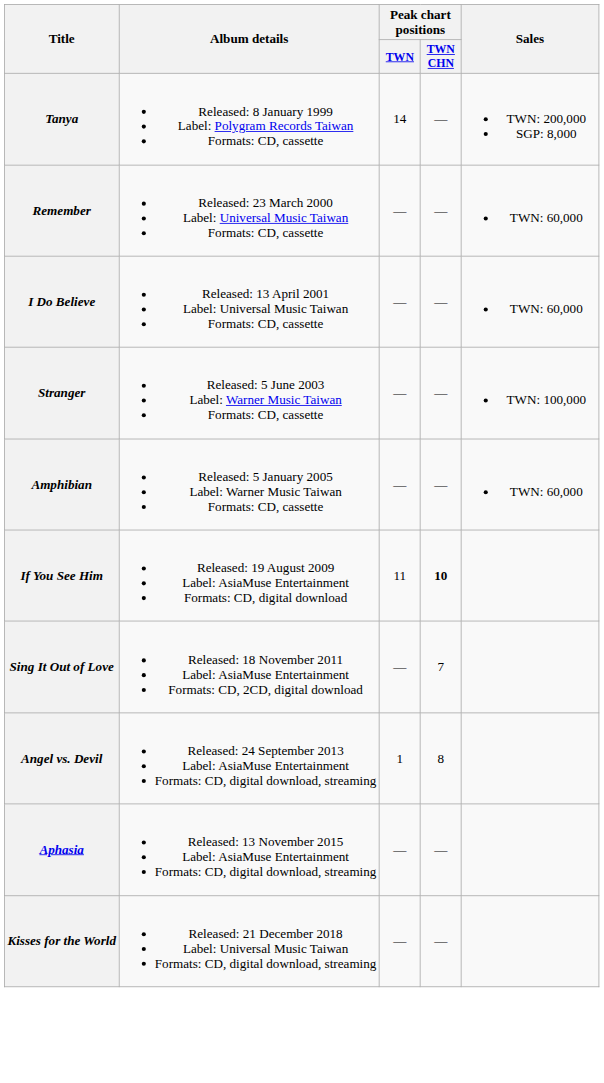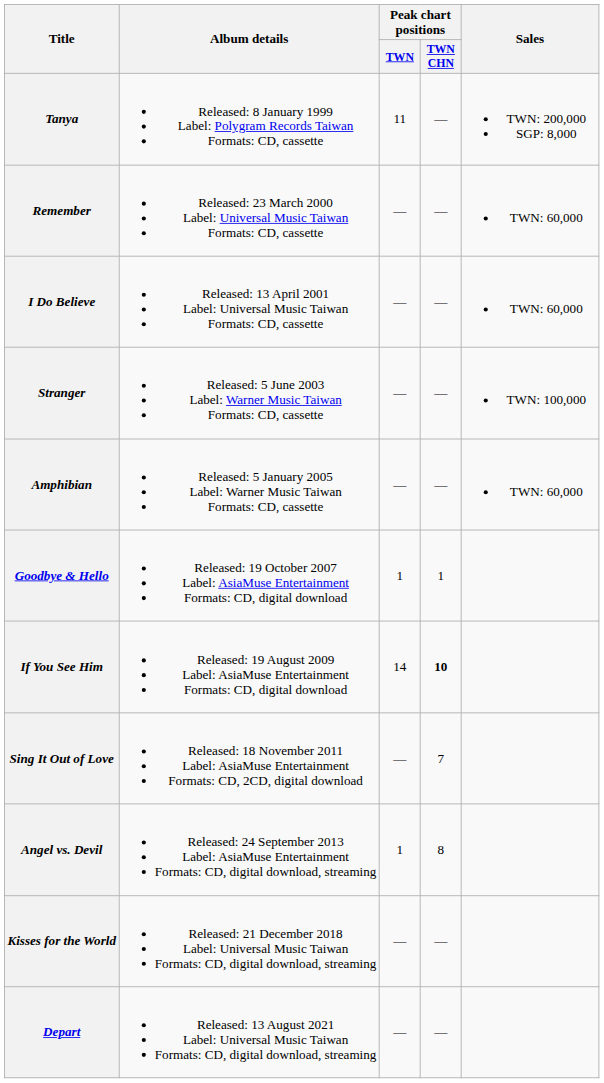(400, 119) 14 -> (400, 119) 11
+ row: (62, 575)
(400, 575) 11 -> (400, 667) 14
- row: (62, 849)
+ row: (62, 1032)
